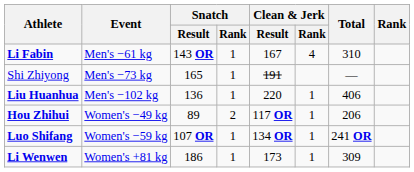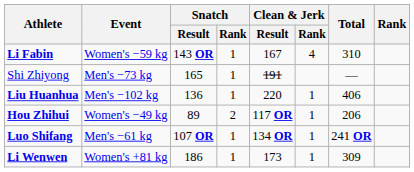(118, 54) Men's −61 kg -> (126, 54) Women's −59 kg
(126, 136) Women's −59 kg -> (118, 136) Men's −61 kg
